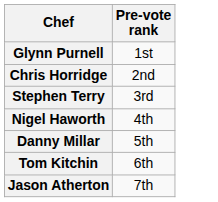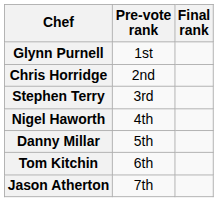+ column: (194, 23)
